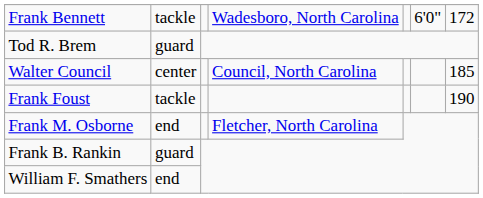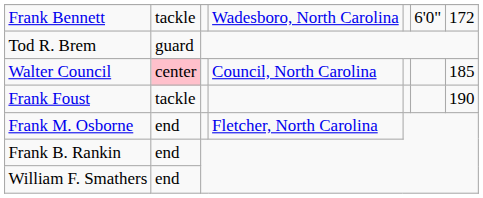(176, 71) no background -> (176, 71) pink background
(174, 152) guard -> (167, 152) end
